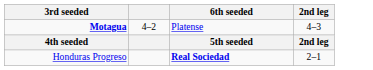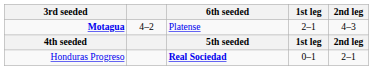+ column: (309, 12)
